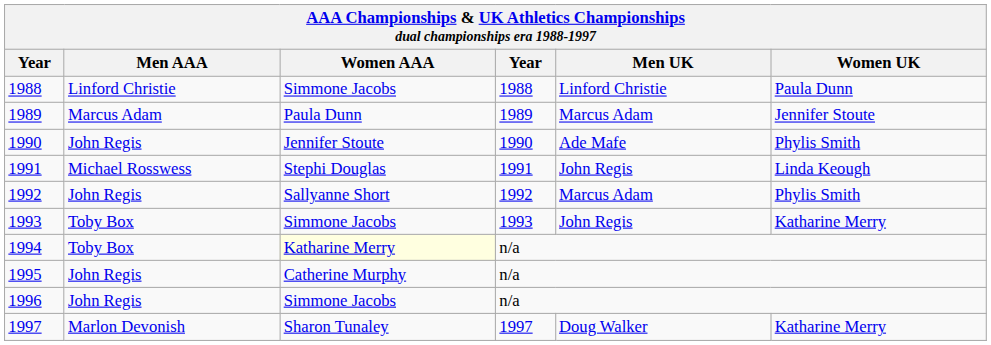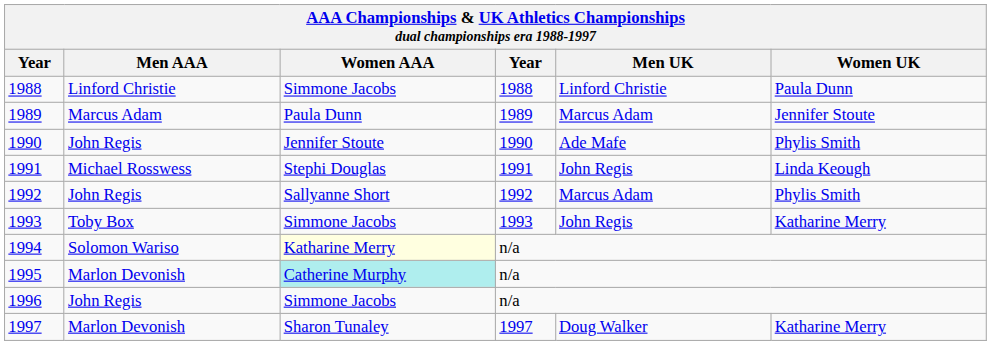(101, 247) Toby Box -> (123, 247) Solomon Wariso
(105, 273) John Regis -> (126, 273) Marlon Devonish
(345, 273) no background -> (345, 273) paleturquoise background
